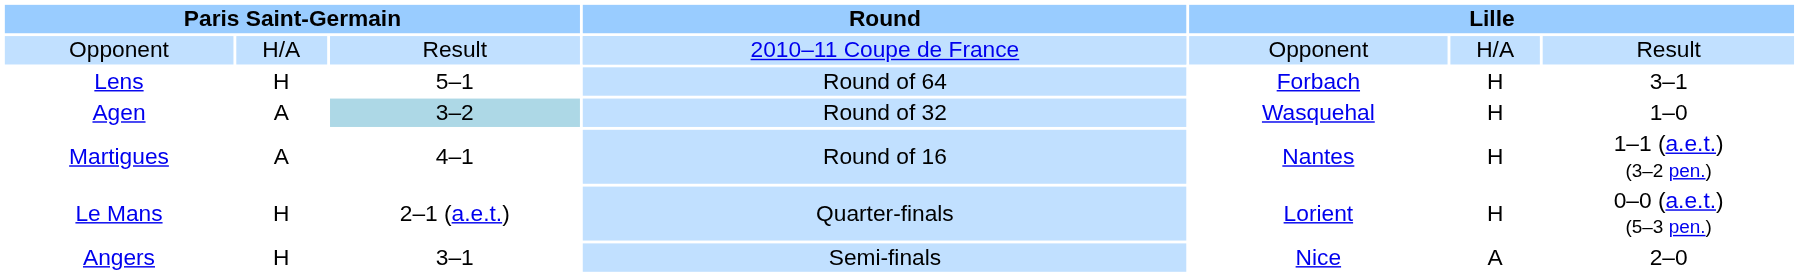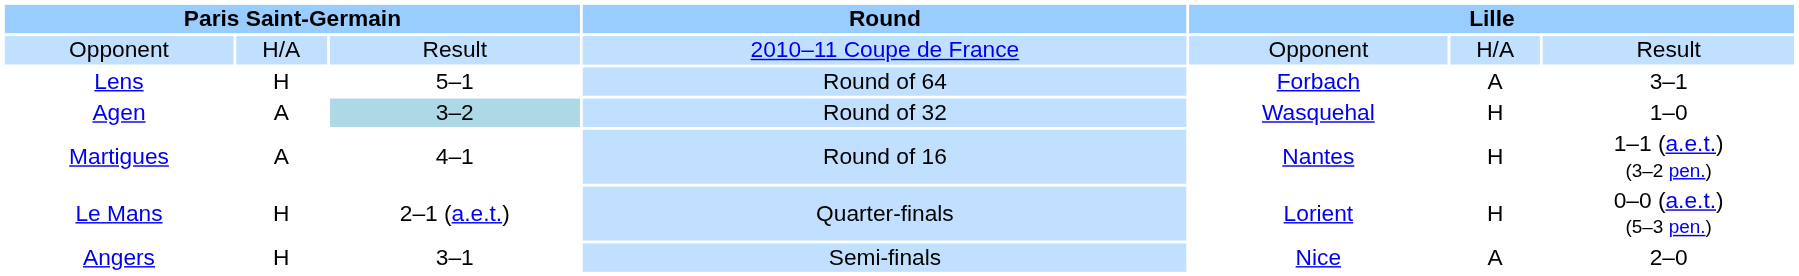(1495, 81) H -> (1495, 81) A
